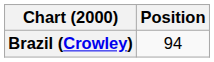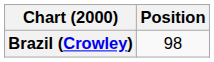(173, 43) 94 -> (173, 43) 98
